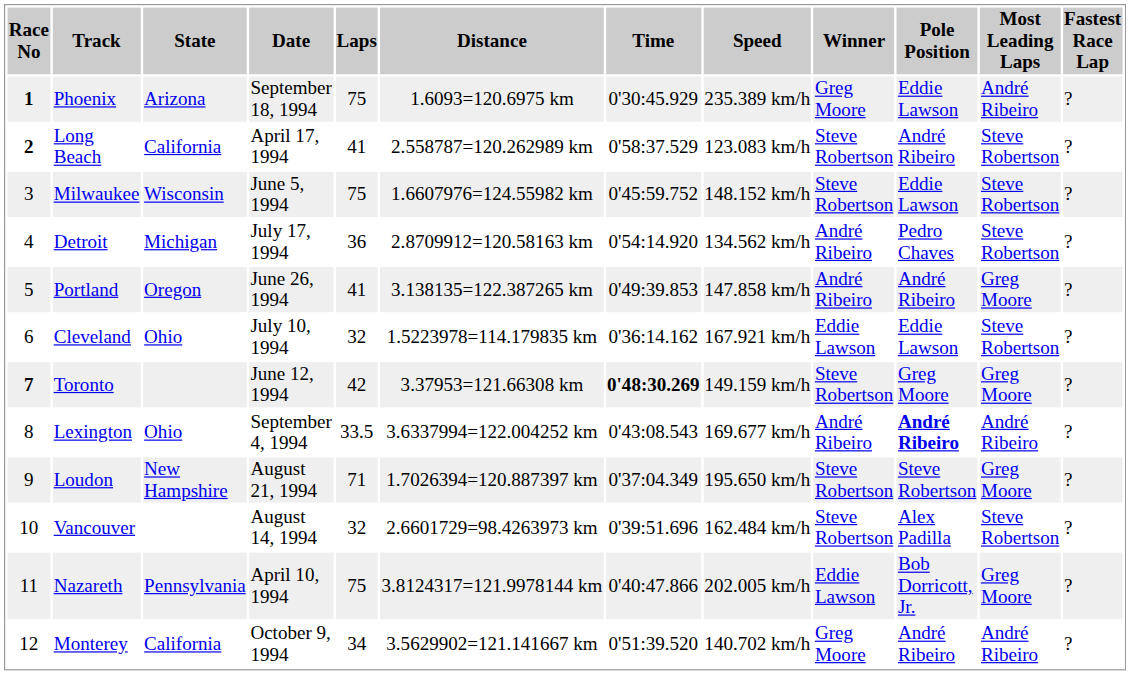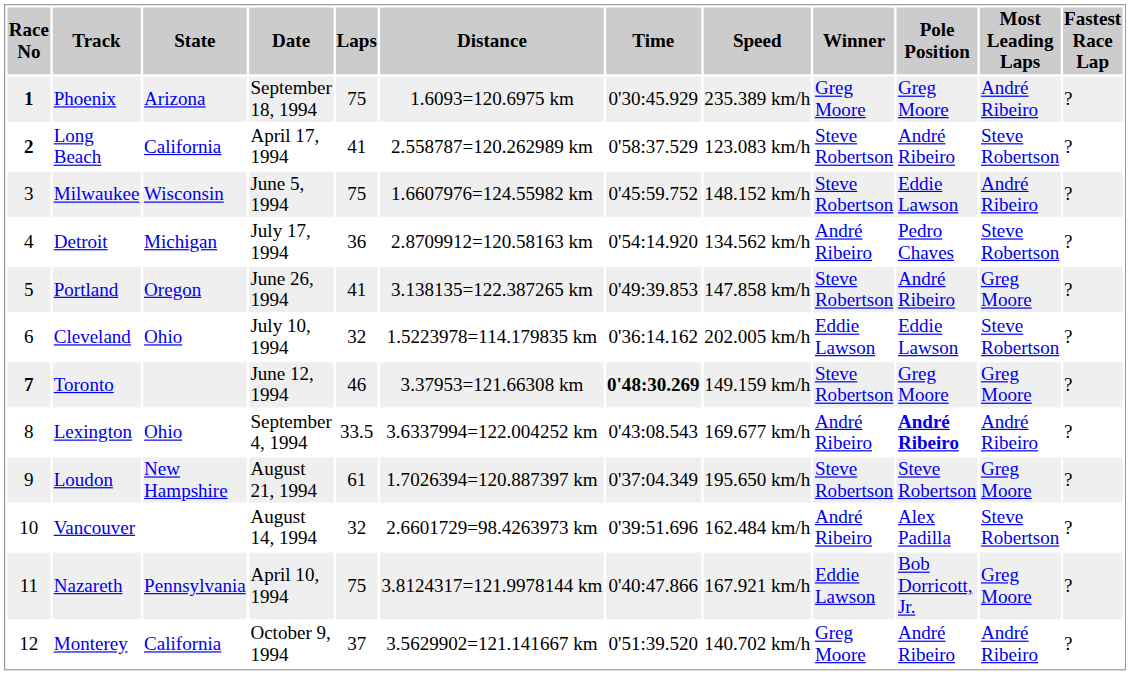(928, 99) Eddie Lawson -> (923, 99) Greg Moore
(1020, 194) Steve Robertson -> (1010, 194) André Ribeiro
(843, 289) André Ribeiro -> (854, 289) Steve Robertson
(757, 337) 167.921 km/h -> (757, 337) 202.005 km/h
(357, 384) 42 -> (357, 384) 46
(357, 479) 71 -> (357, 479) 61
(854, 527) Steve Robertson -> (843, 527) André Ribeiro
(757, 585) 202.005 km/h -> (757, 585) 167.921 km/h
(357, 644) 34 -> (357, 644) 37
